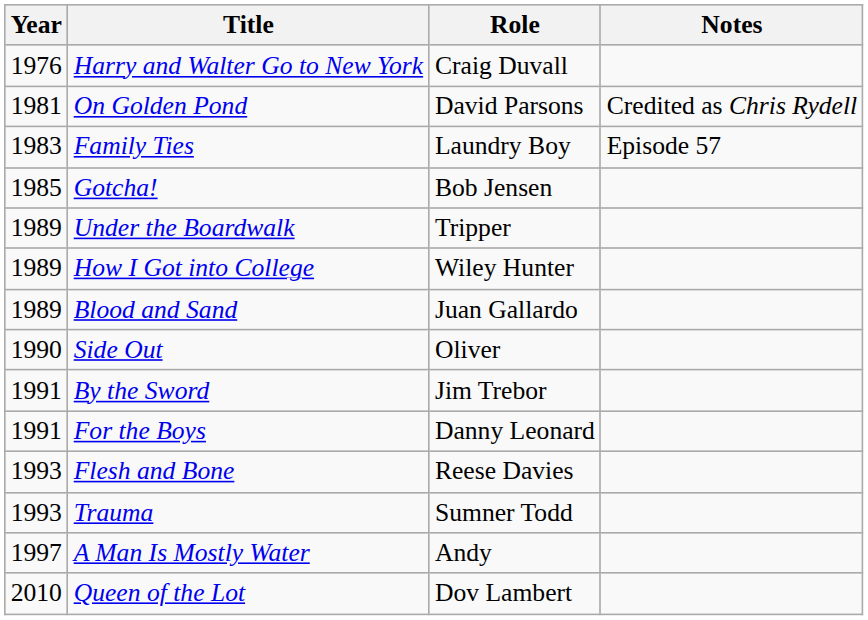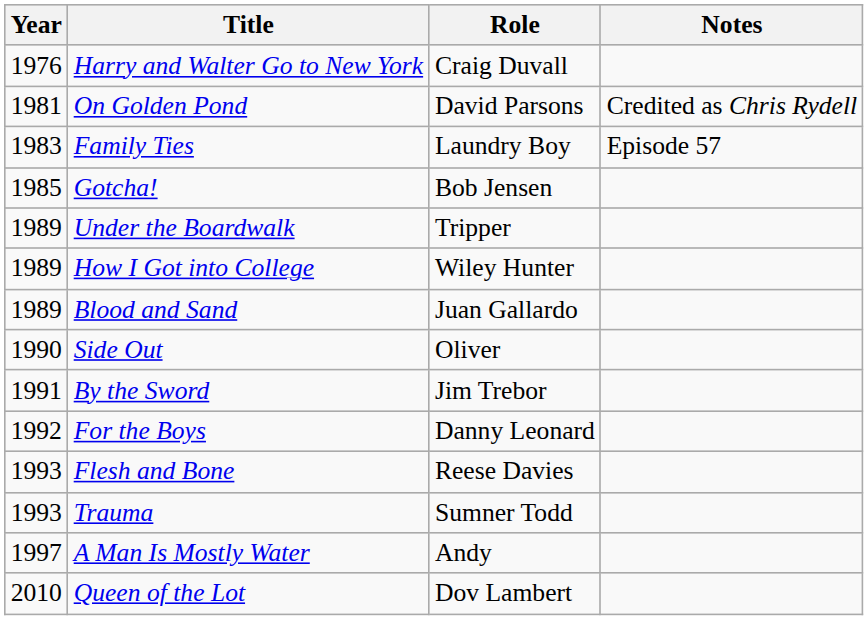(36, 430) 1991 -> (36, 430) 1992
